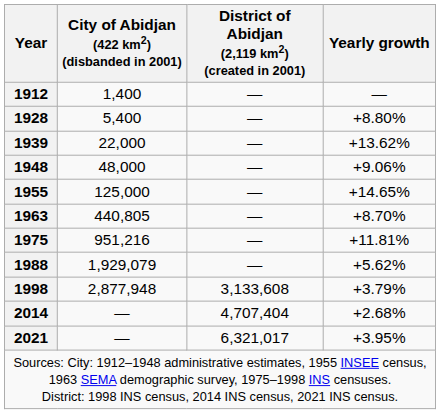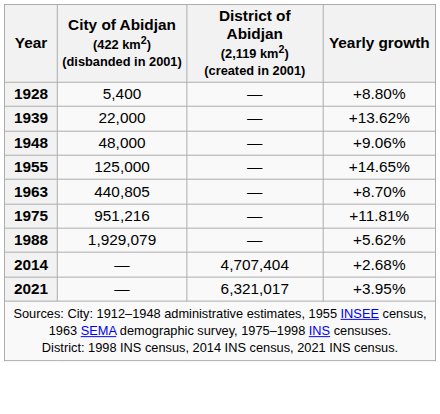- row: (31, 94)
- row: (31, 289)
